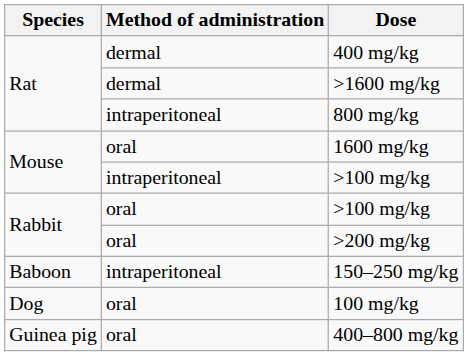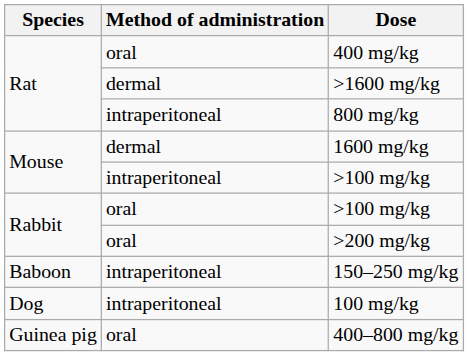(133, 51) dermal -> (121, 51) oral
(121, 146) oral -> (133, 146) dermal
(121, 303) oral -> (164, 303) intraperitoneal
